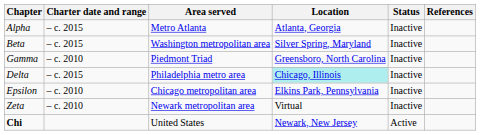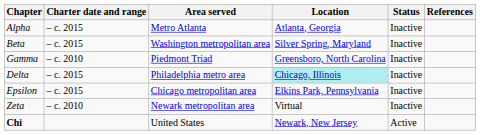(65, 91) – c. 2010 -> (65, 91) – c. 2015
